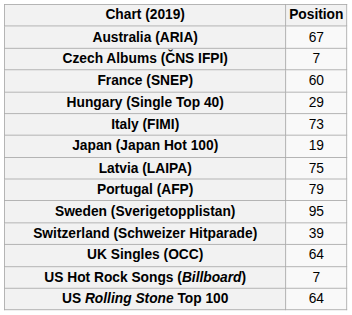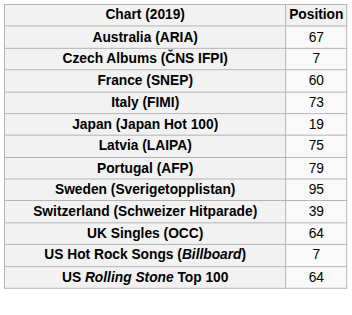- row: (145, 102)
